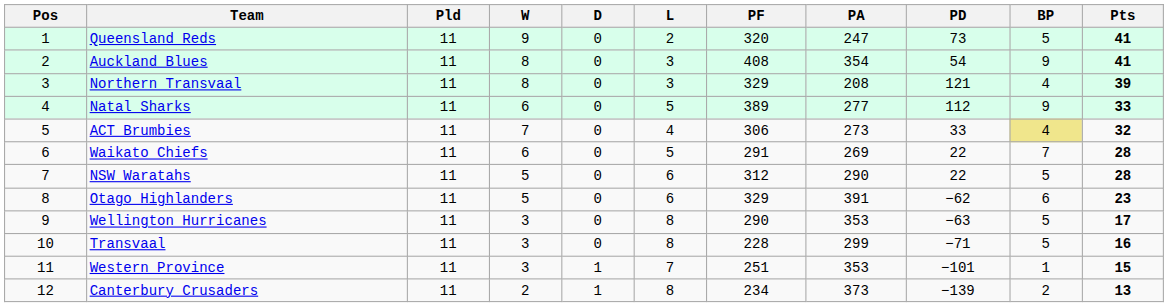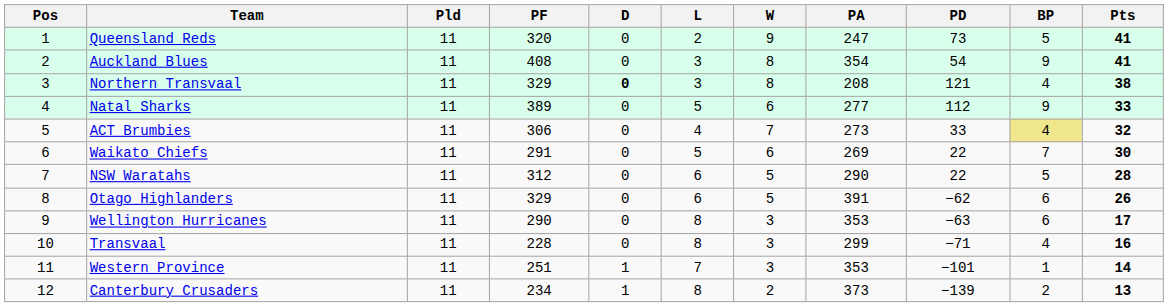columns swapped: (525, 16) <-> (756, 16)
(598, 85) normal -> (625, 85) bold
(1123, 85) 39 -> (1123, 85) 38
(1123, 153) 28 -> (1123, 153) 30
(1123, 199) 23 -> (1123, 199) 26
(1046, 222) 5 -> (1046, 222) 6
(1046, 245) 5 -> (1046, 245) 4
(1123, 268) 15 -> (1123, 268) 14
